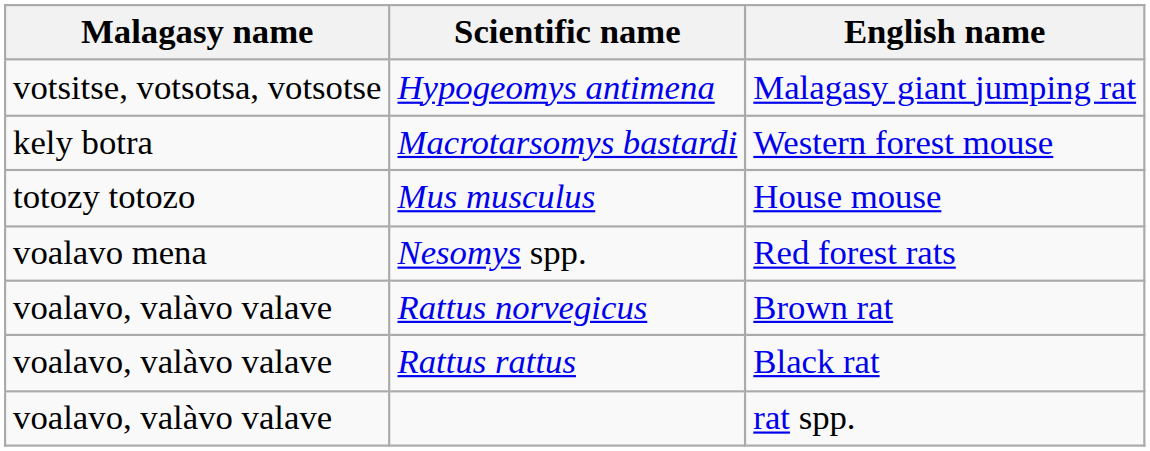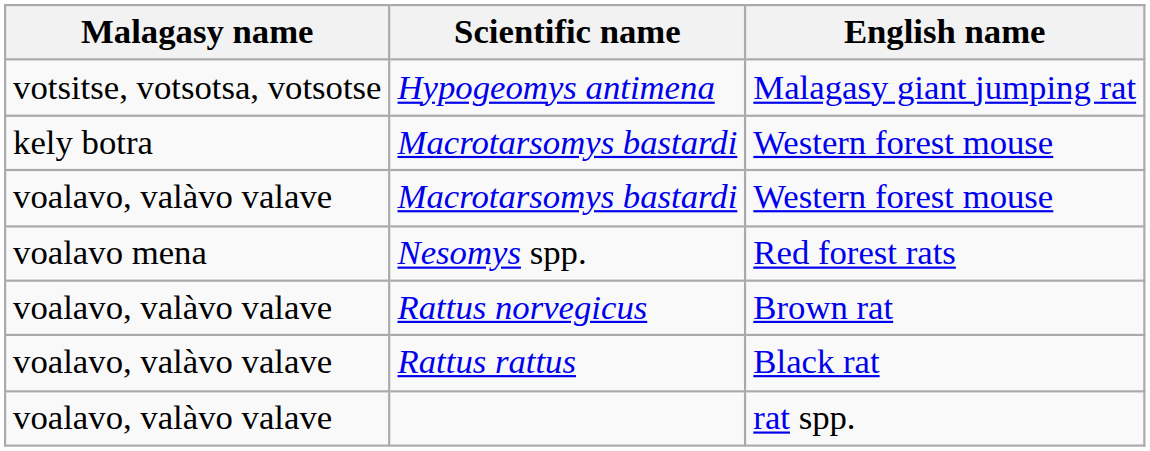+ row: (173, 197)
- row: (104, 197)
